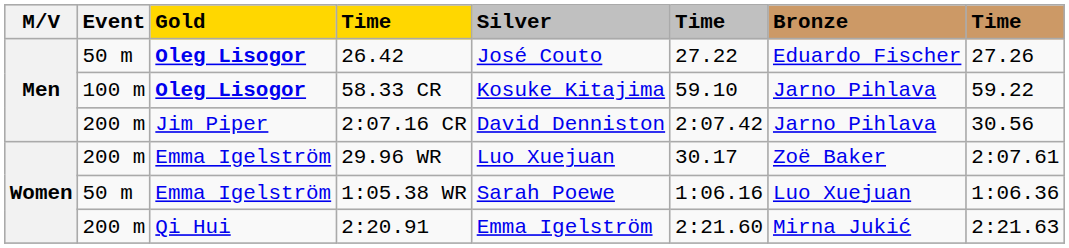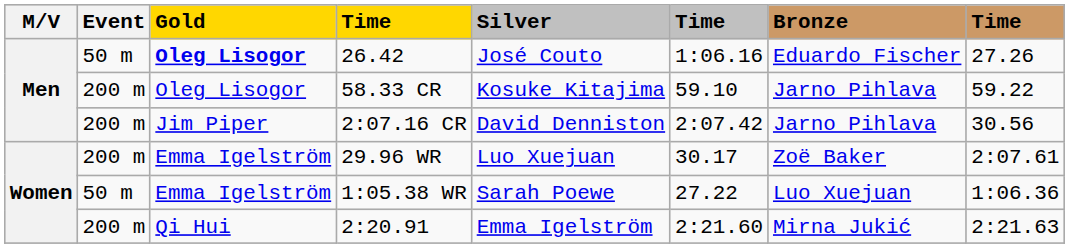(707, 56) 27.22 -> (719, 56) 1:06.16
(114, 90) 100 m -> (114, 90) 200 m
(231, 90) bold -> (231, 90) normal
(719, 192) 1:06.16 -> (707, 192) 27.22
